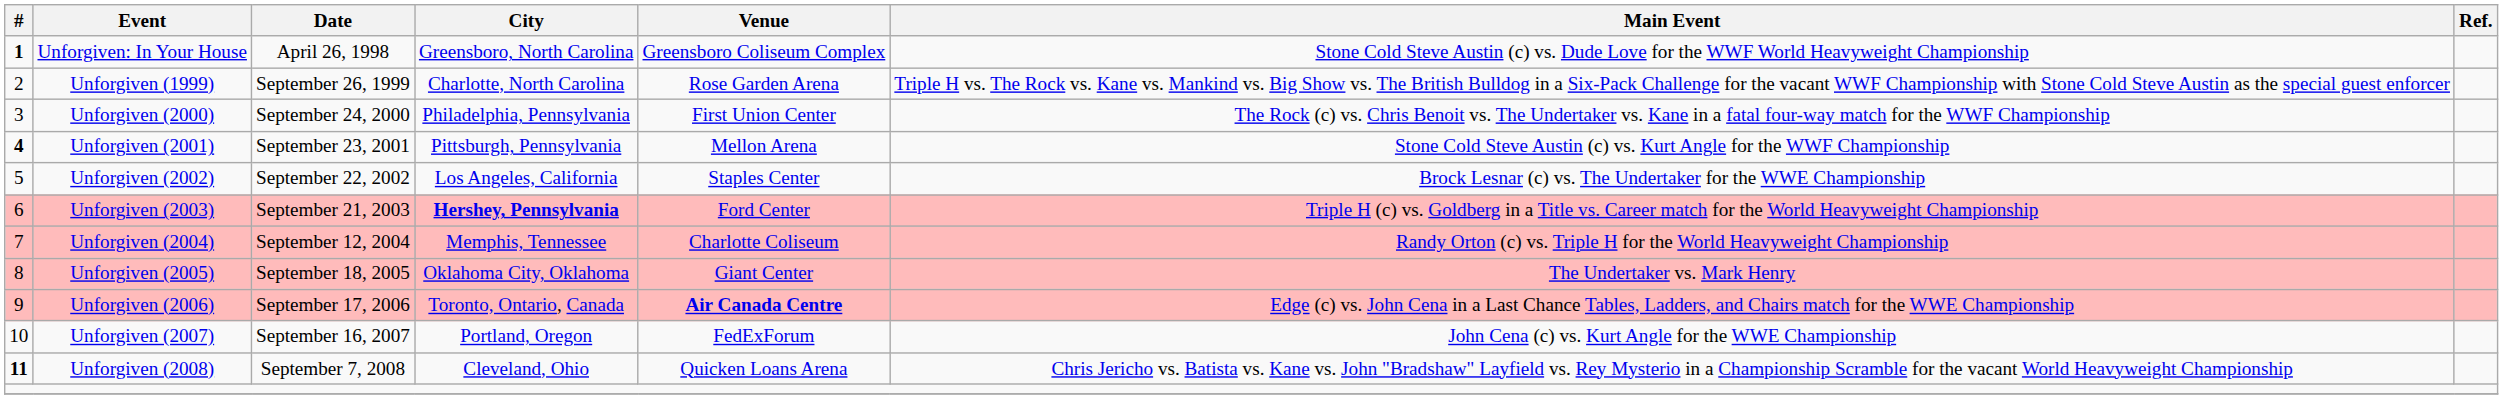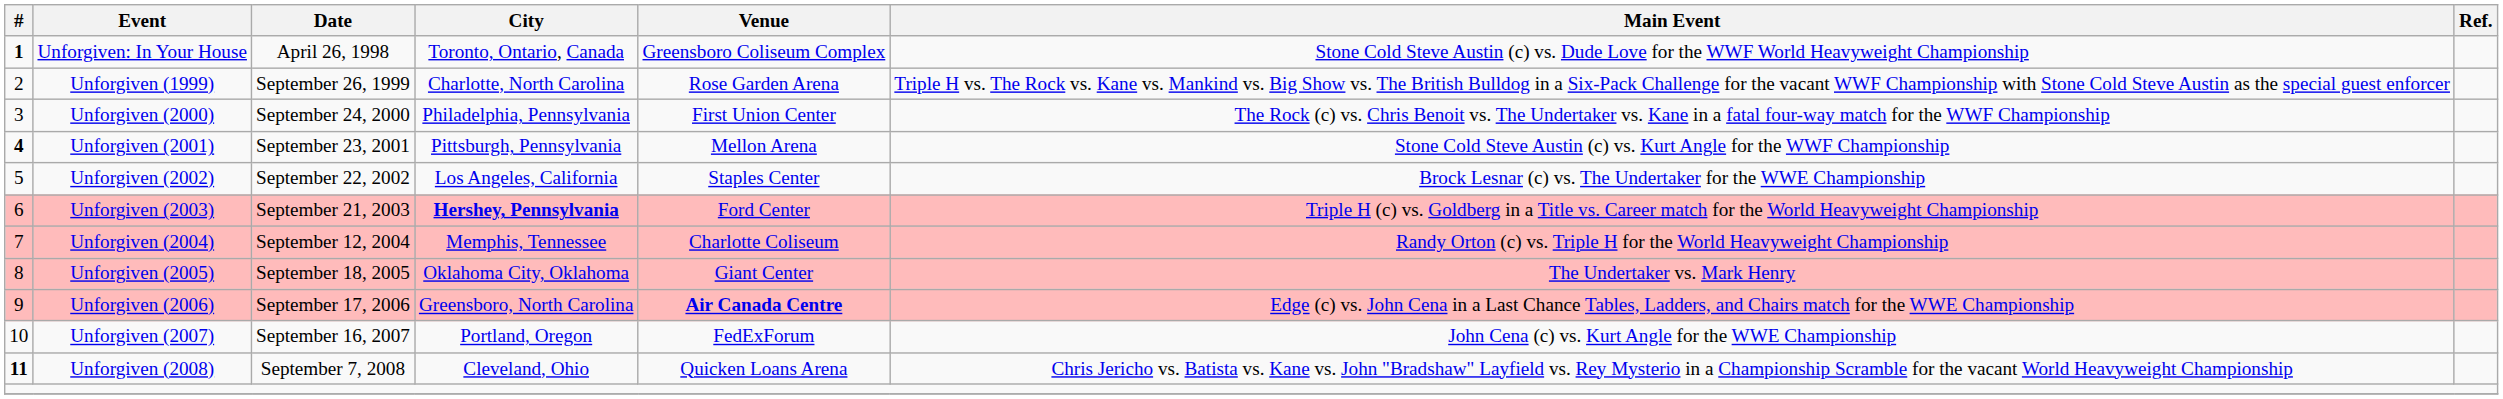(526, 51) Greensboro, North Carolina -> (526, 51) Toronto, Ontario, Canada
(526, 304) Toronto, Ontario, Canada -> (526, 304) Greensboro, North Carolina
